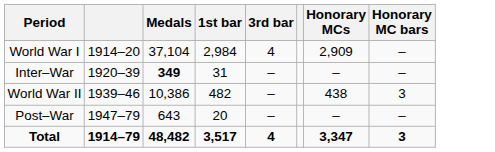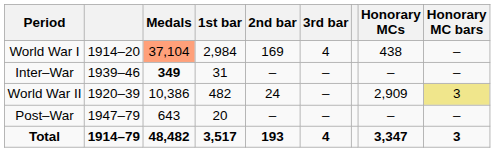+ column: (272, 22)
(169, 51) no background -> (169, 51) lightsalmon background
(336, 51) 2,909 -> (391, 51) 438
(114, 72) 1920–39 -> (114, 72) 1939–46
(114, 94) 1939–46 -> (114, 94) 1920–39
(336, 94) 438 -> (391, 94) 2,909
(402, 94) no background -> (457, 94) khaki background
